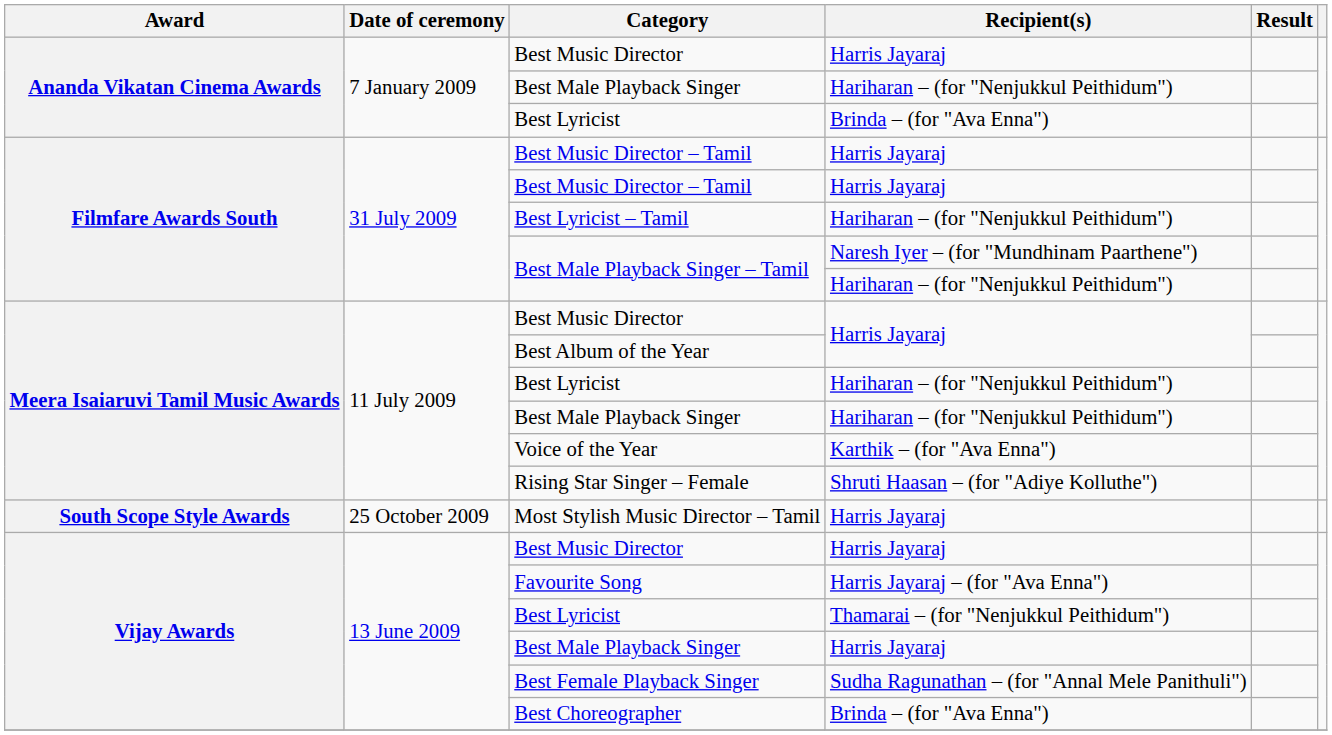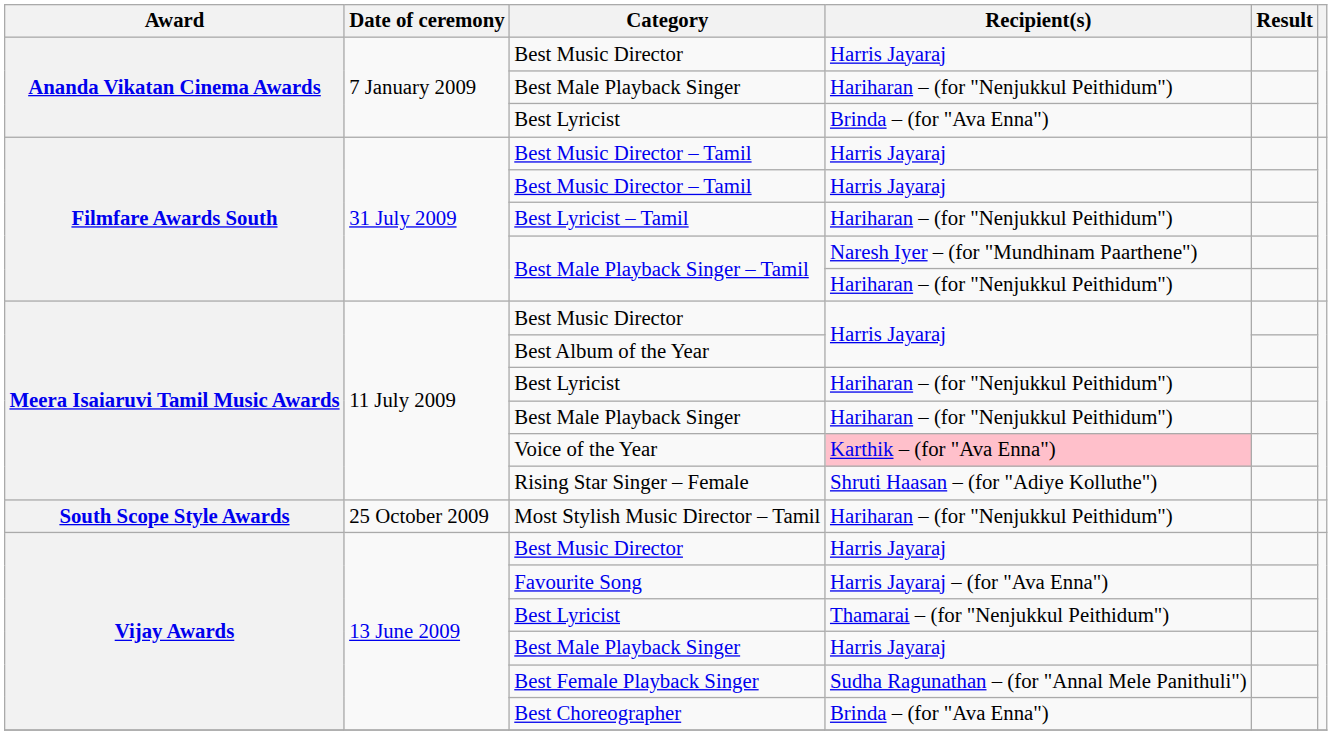(943, 449) no background -> (943, 449) pink background
(888, 515) Harris Jayaraj -> (1001, 515) Hariharan – (for "Nenjukkul Peithidum")
